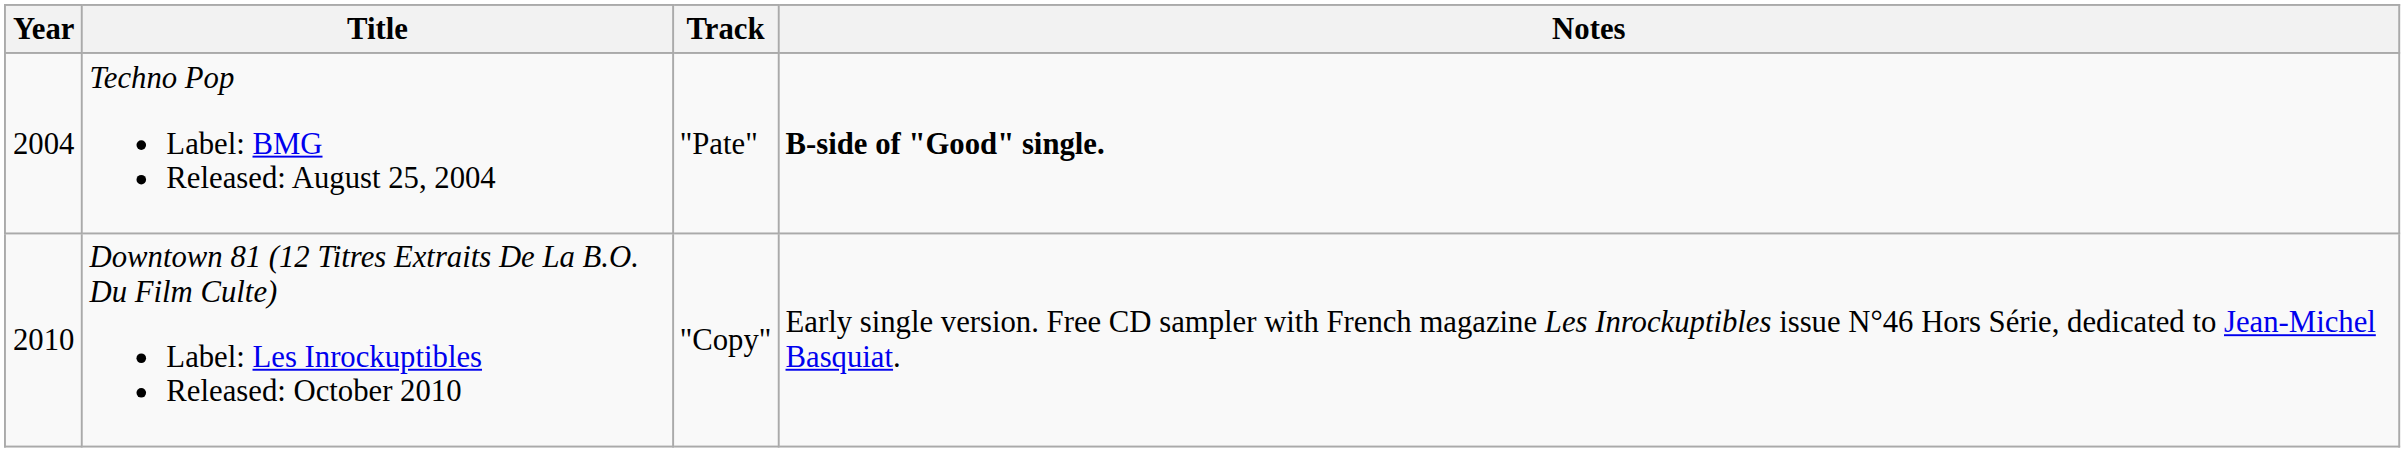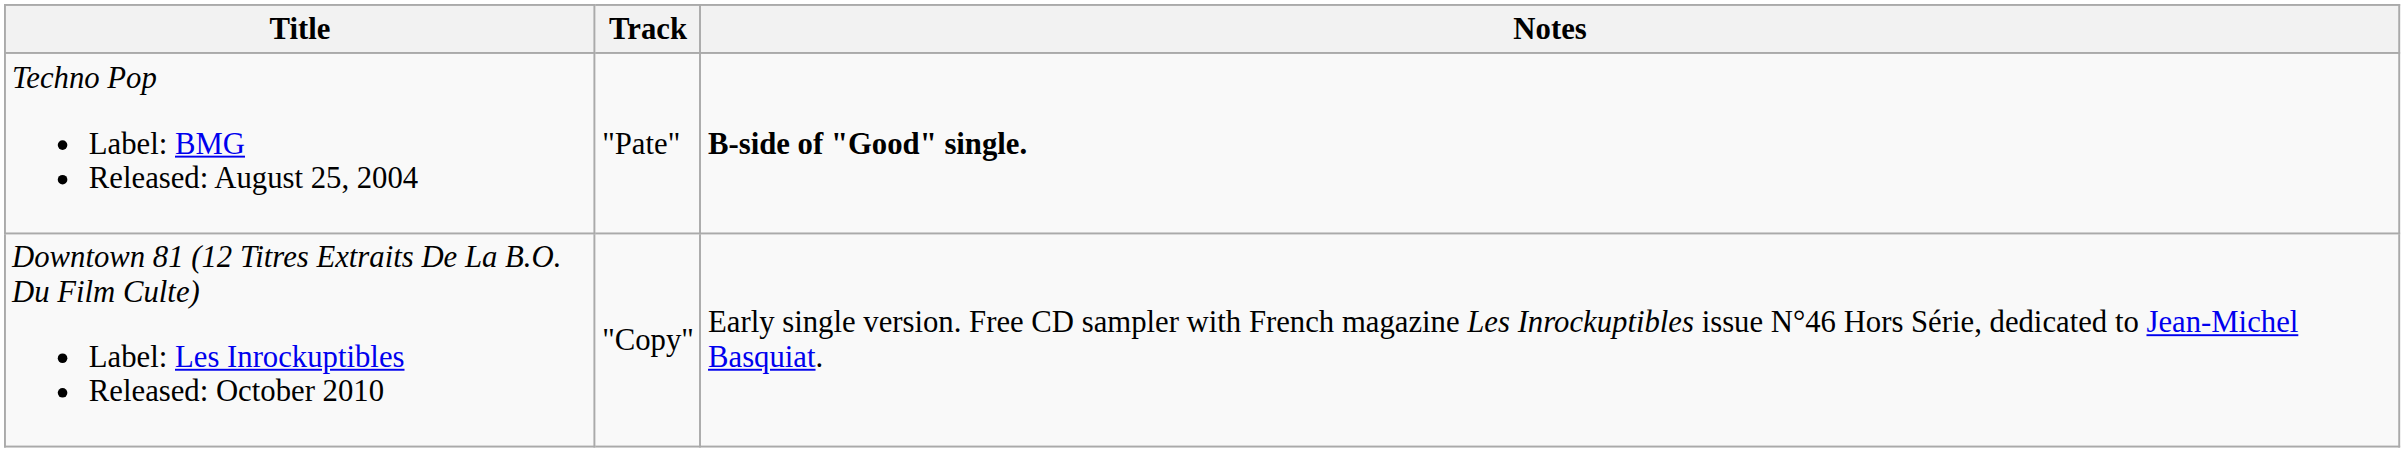- column: (44, 28)
